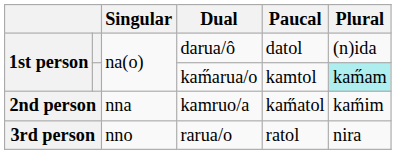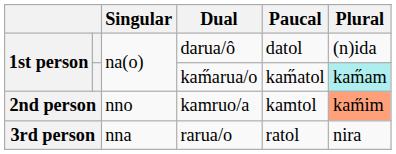(291, 76) kamtol -> (295, 76) kam̋atol
(118, 105) nna -> (119, 105) nno
(295, 105) kam̋atol -> (291, 105) kamtol
(358, 105) no background -> (358, 105) lightsalmon background
(119, 134) nno -> (118, 134) nna
